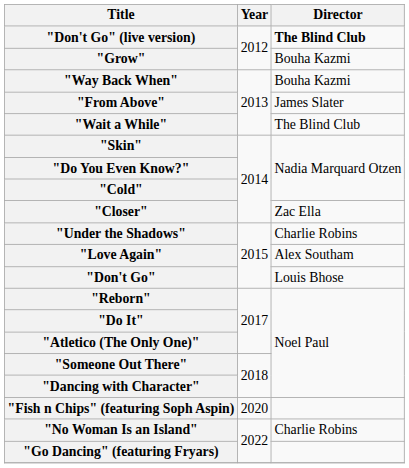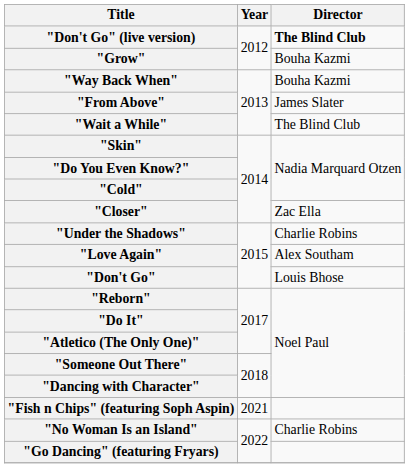(254, 408) 2020 -> (254, 408) 2021
